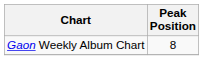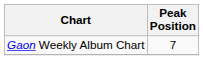(173, 45) 8 -> (173, 45) 7
